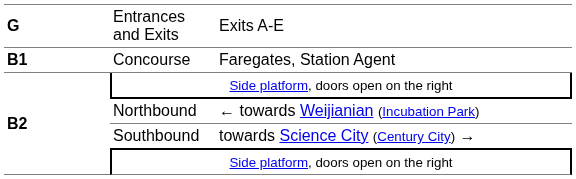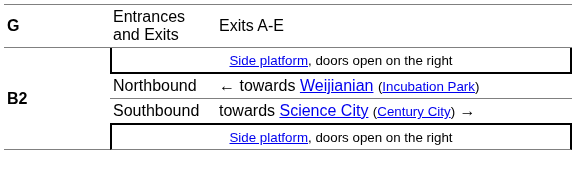- row: (152, 60)
